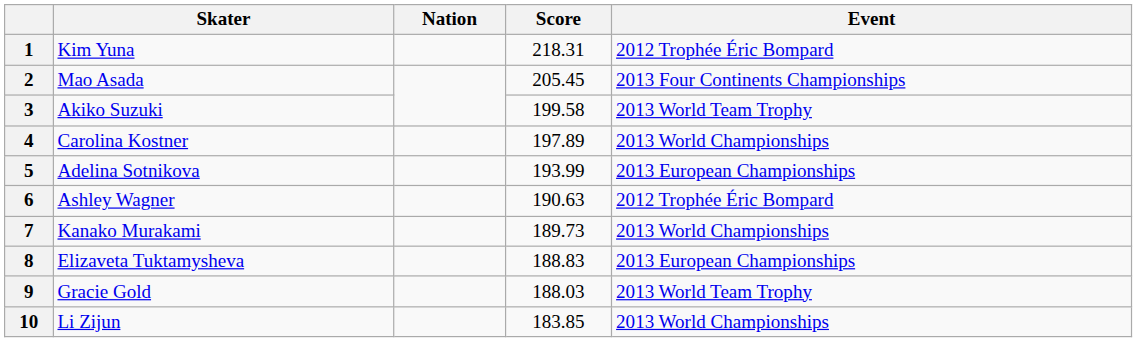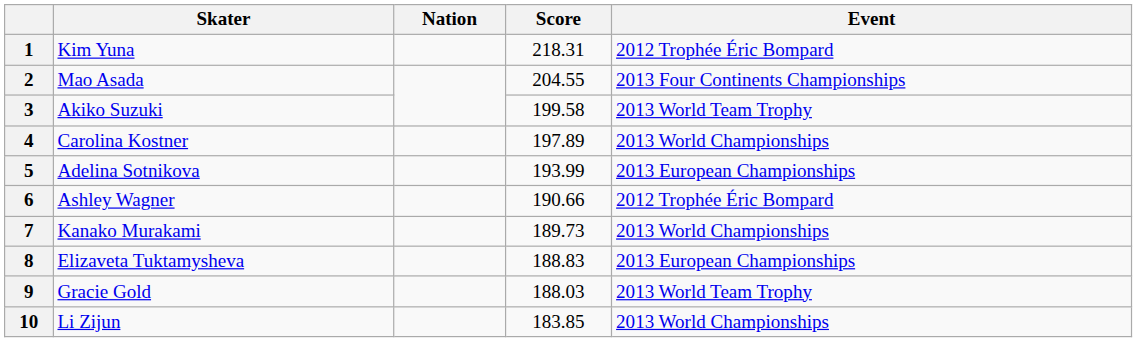(558, 79) 205.45 -> (558, 79) 204.55
(558, 200) 190.63 -> (558, 200) 190.66
